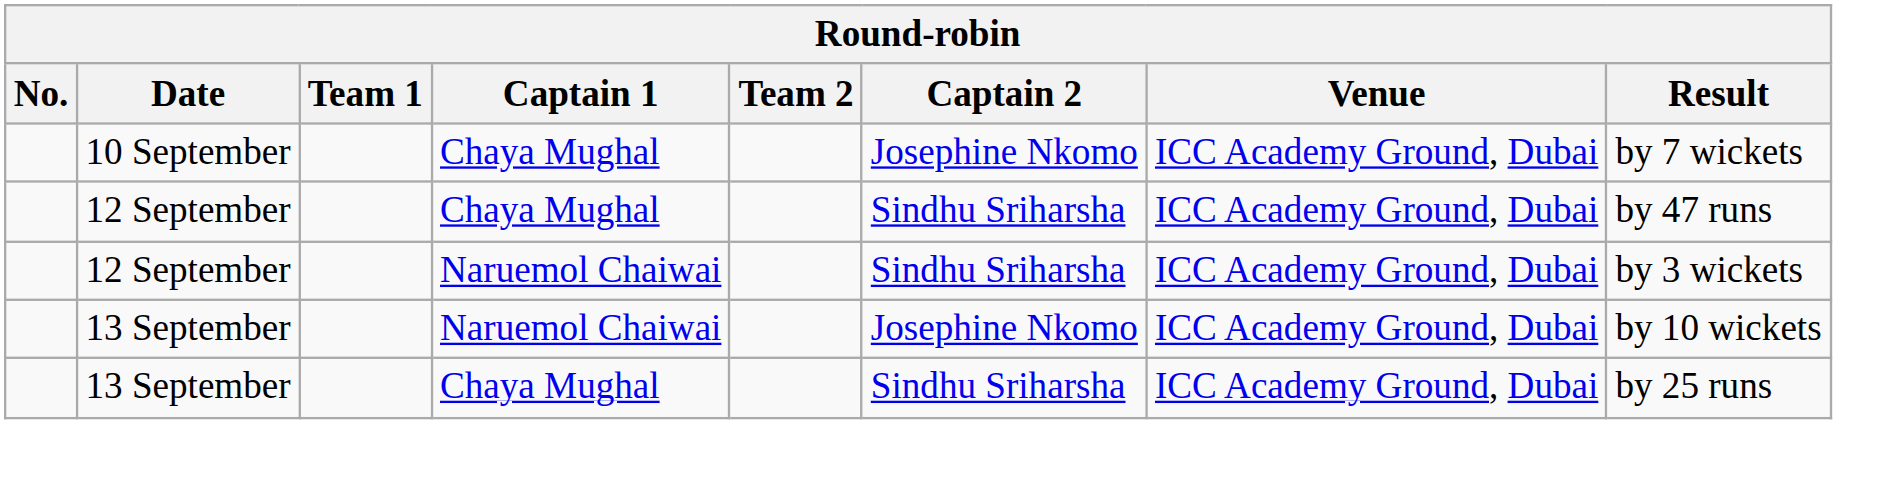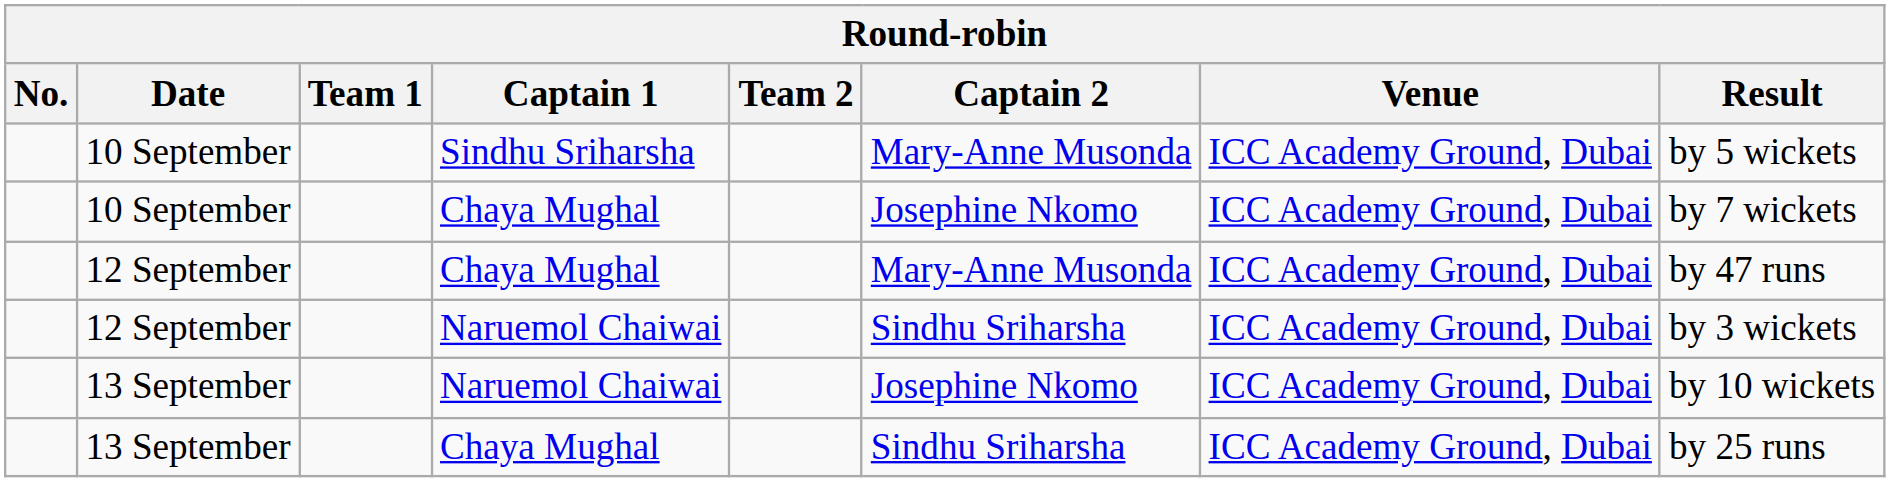+ row: (188, 151)
(998, 210) Sindhu Sriharsha -> (1031, 269) Mary-Anne Musonda
